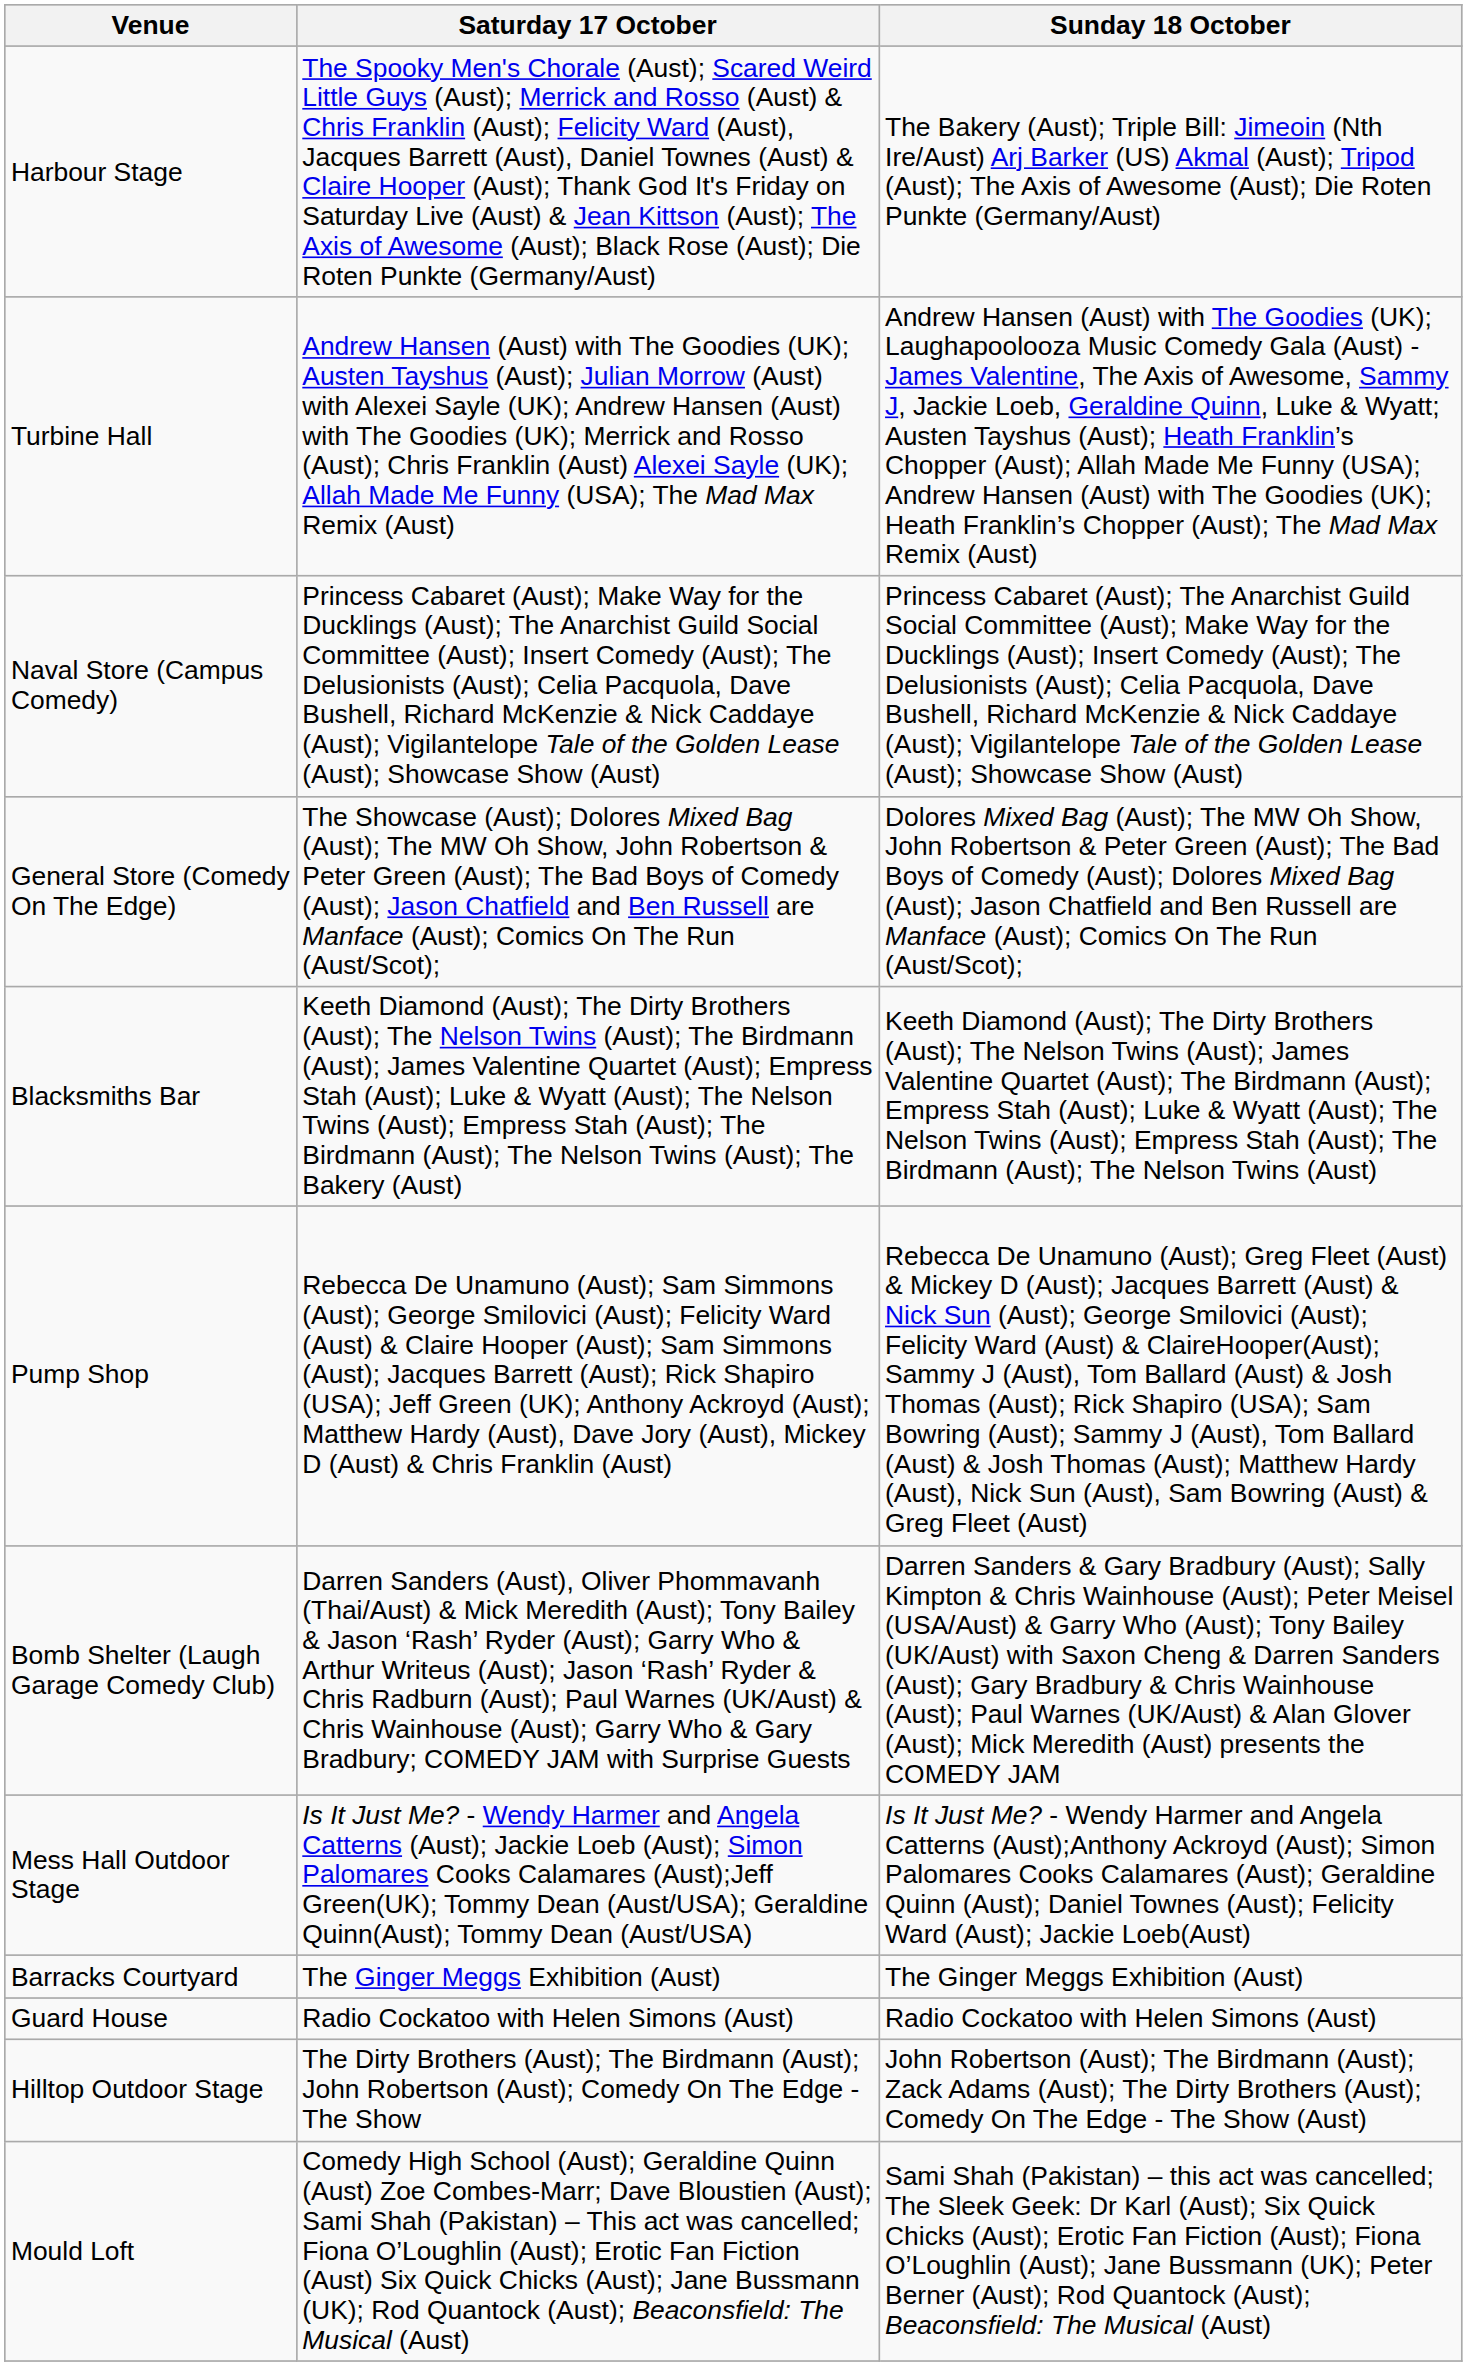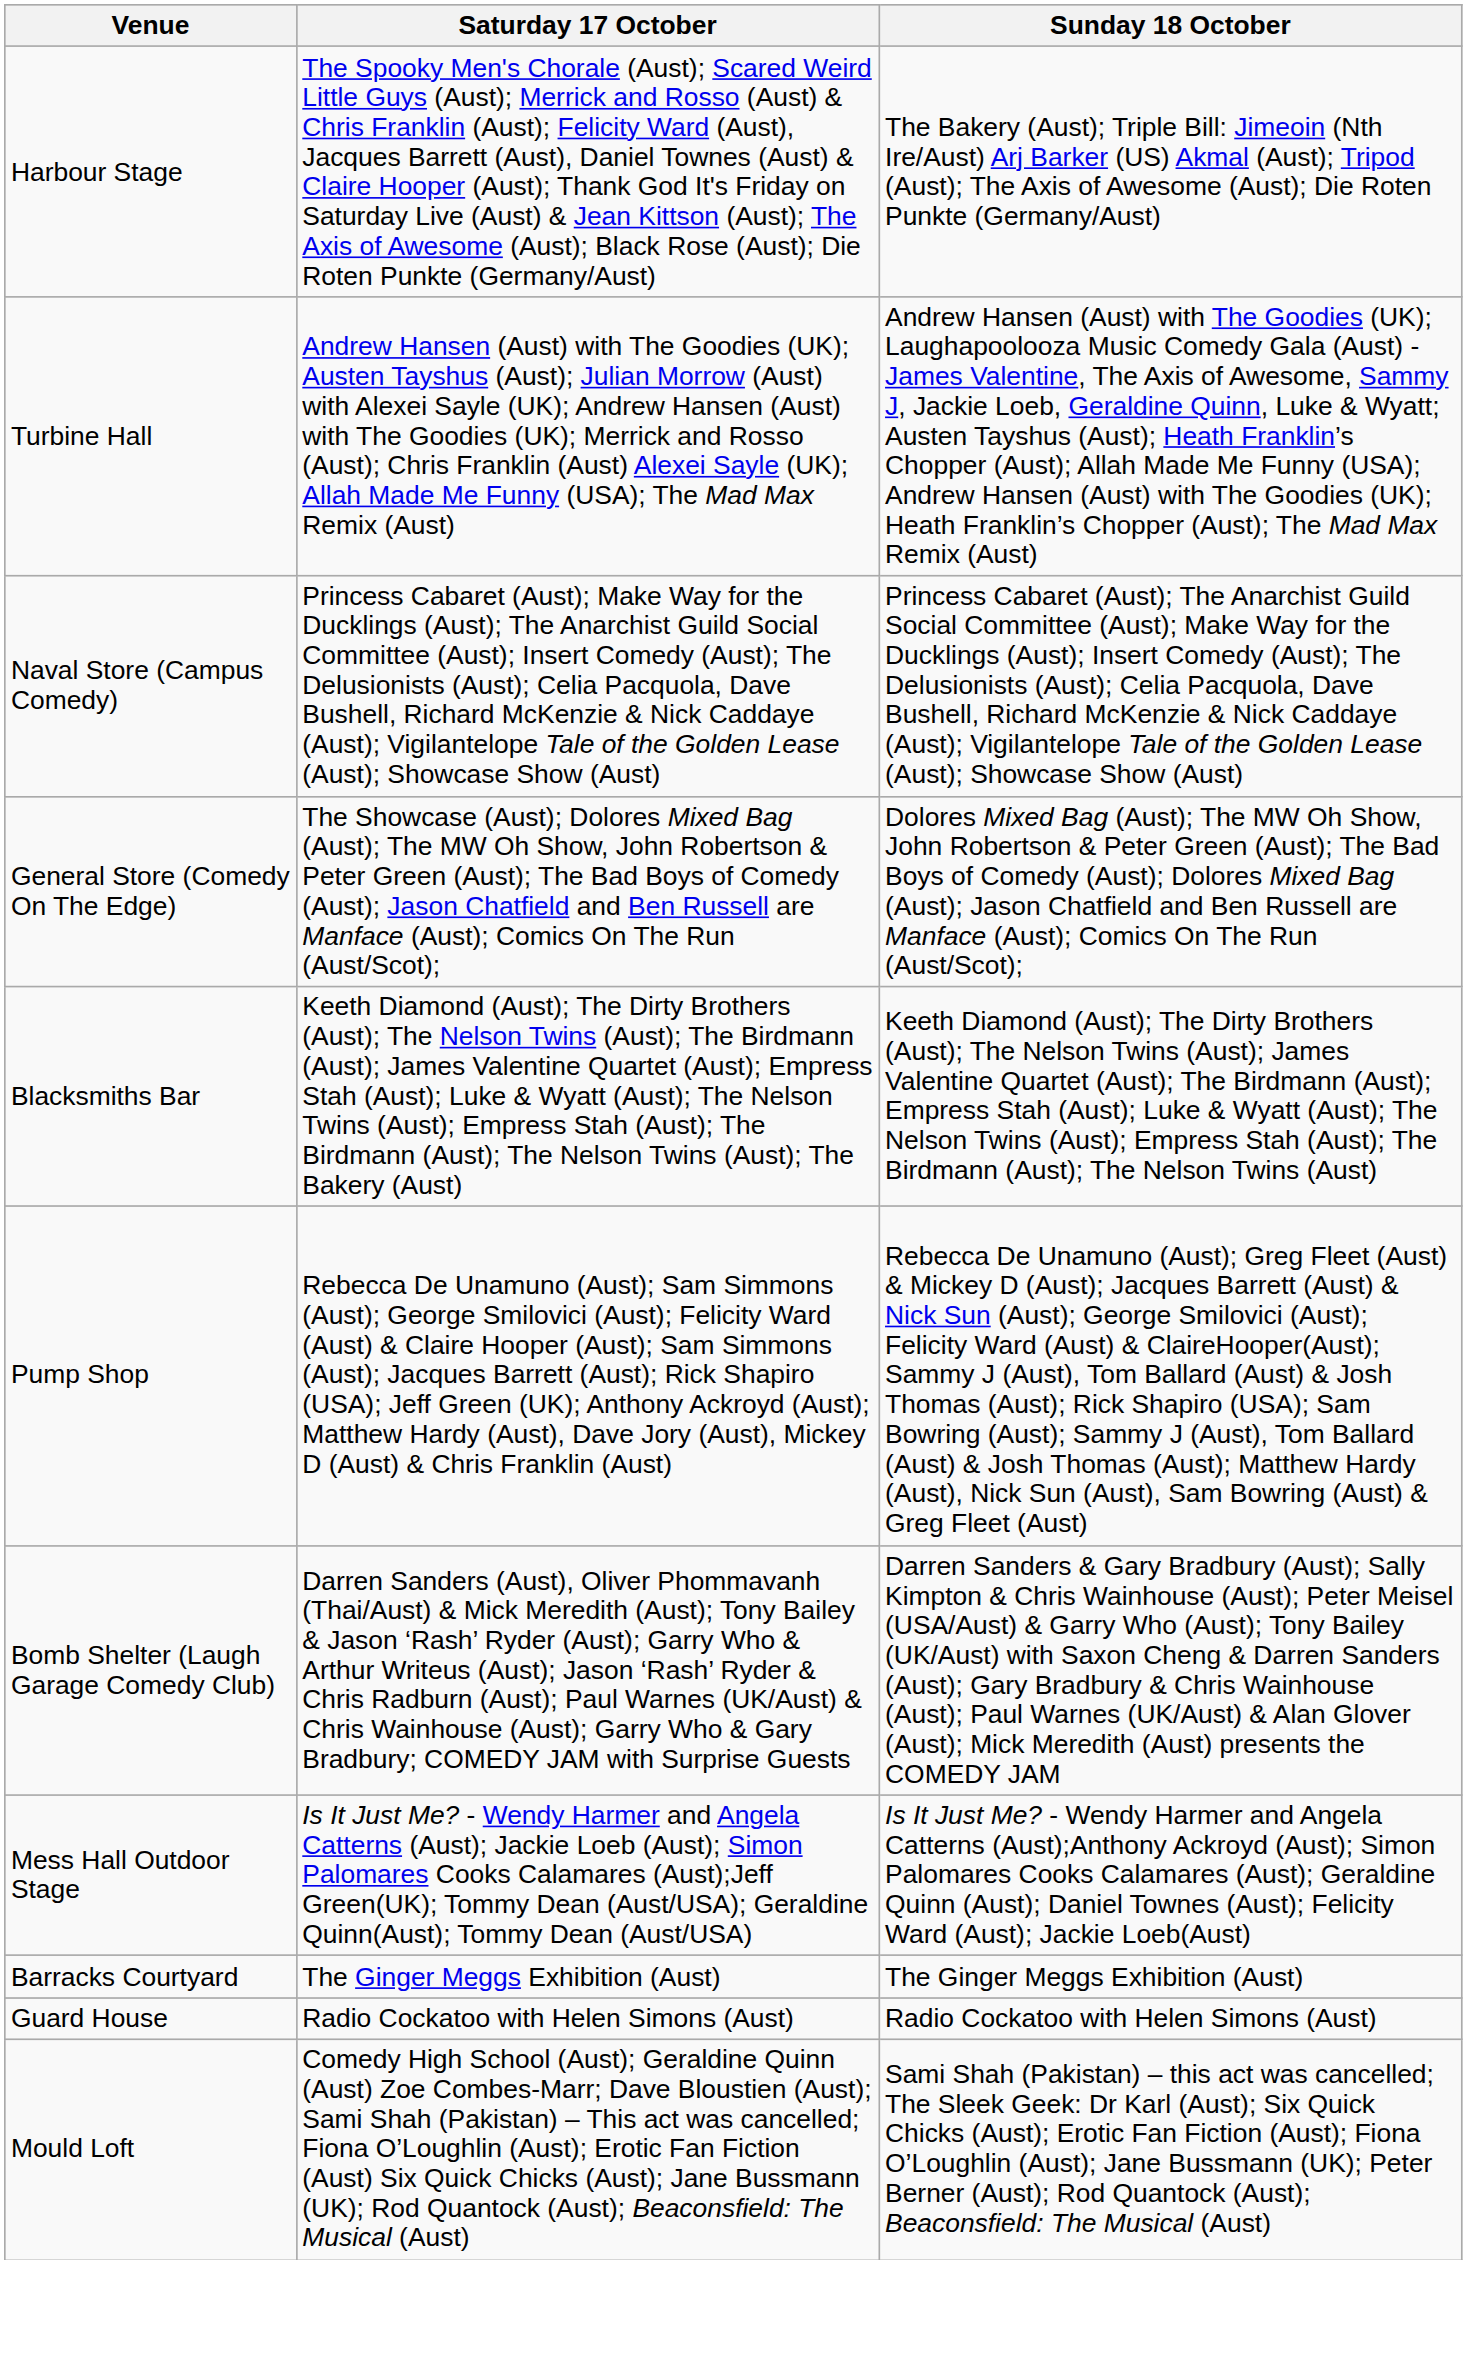- row: (137, 2089)
